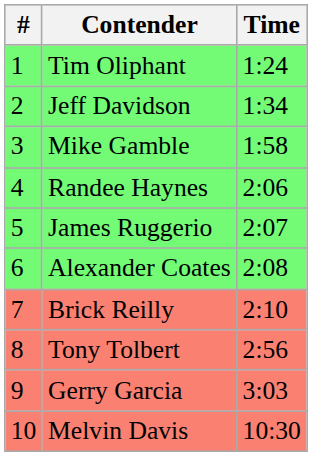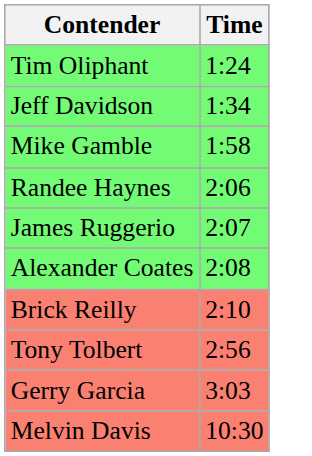- column: (24, 24)
